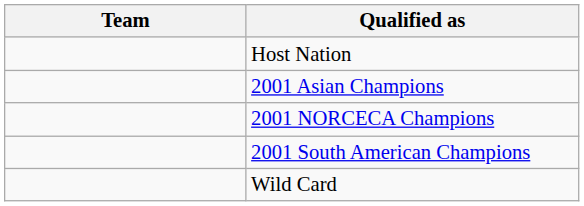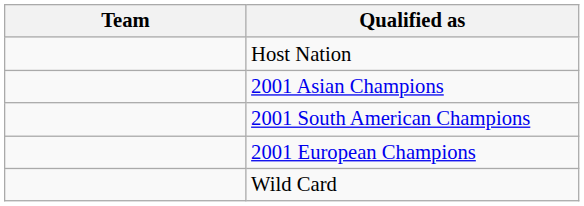- row: (373, 119)
+ row: (363, 151)
